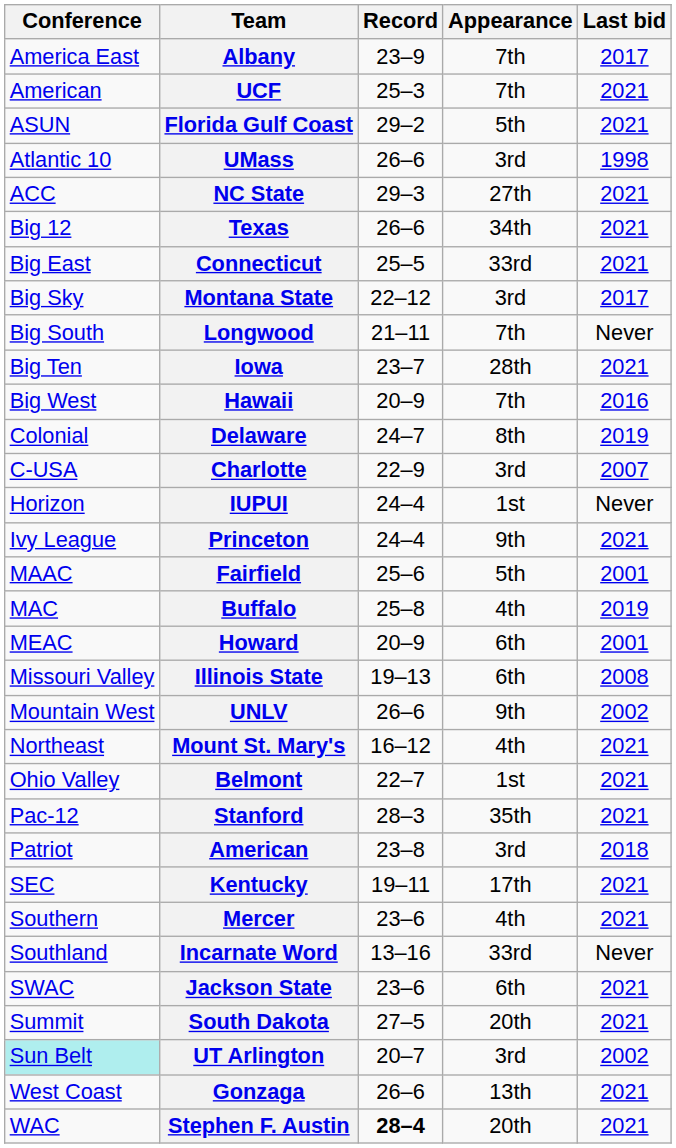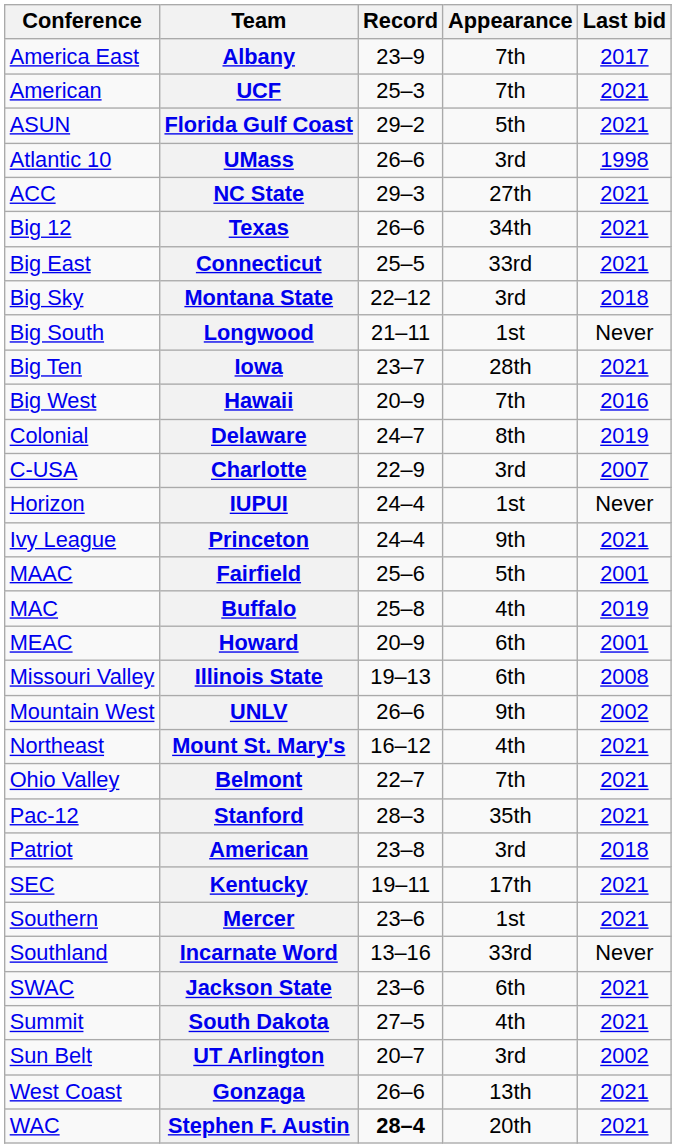(624, 297) 2017 -> (624, 297) 2018
(510, 332) 7th -> (510, 332) 1st
(510, 780) 1st -> (510, 780) 7th
(510, 919) 4th -> (510, 919) 1st
(510, 1022) 20th -> (510, 1022) 4th
(51, 1057) paleturquoise background -> (51, 1057) no background
